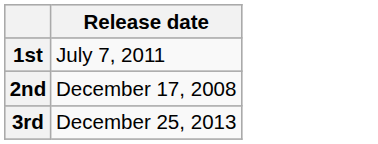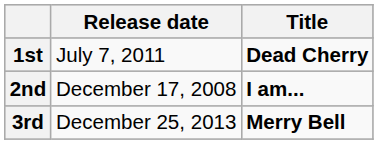+ column: (307, 22)
